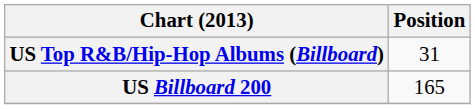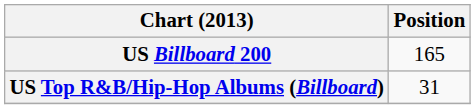rows swapped: (197, 86) <-> (197, 53)
